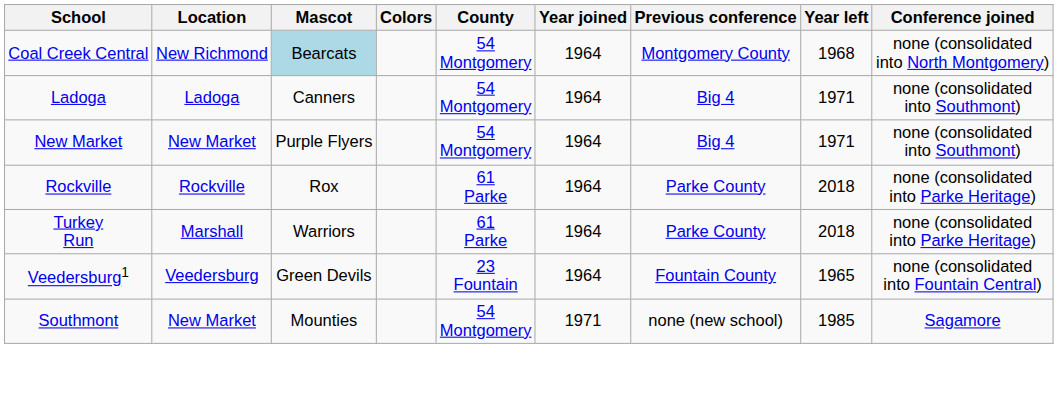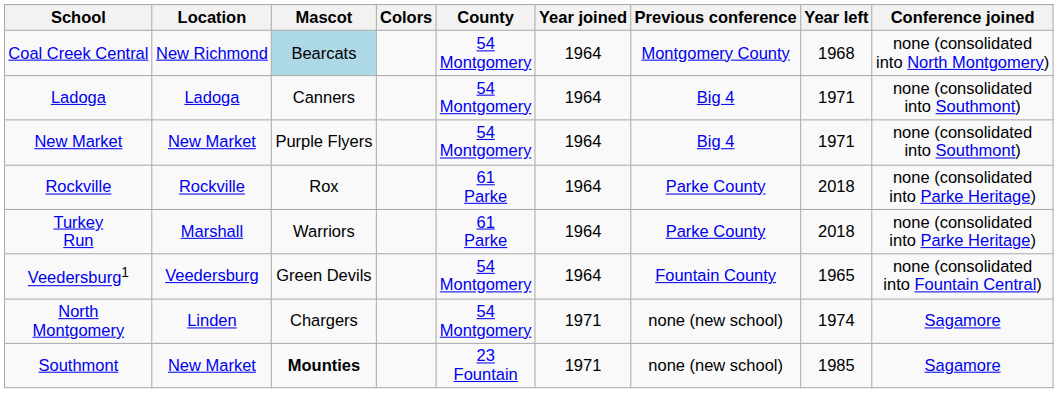(486, 276) 23 Fountain -> (486, 276) 54 Montgomery
+ row: (78, 321)
(324, 321) normal -> (324, 365) bold
(486, 321) 54 Montgomery -> (486, 365) 23 Fountain
